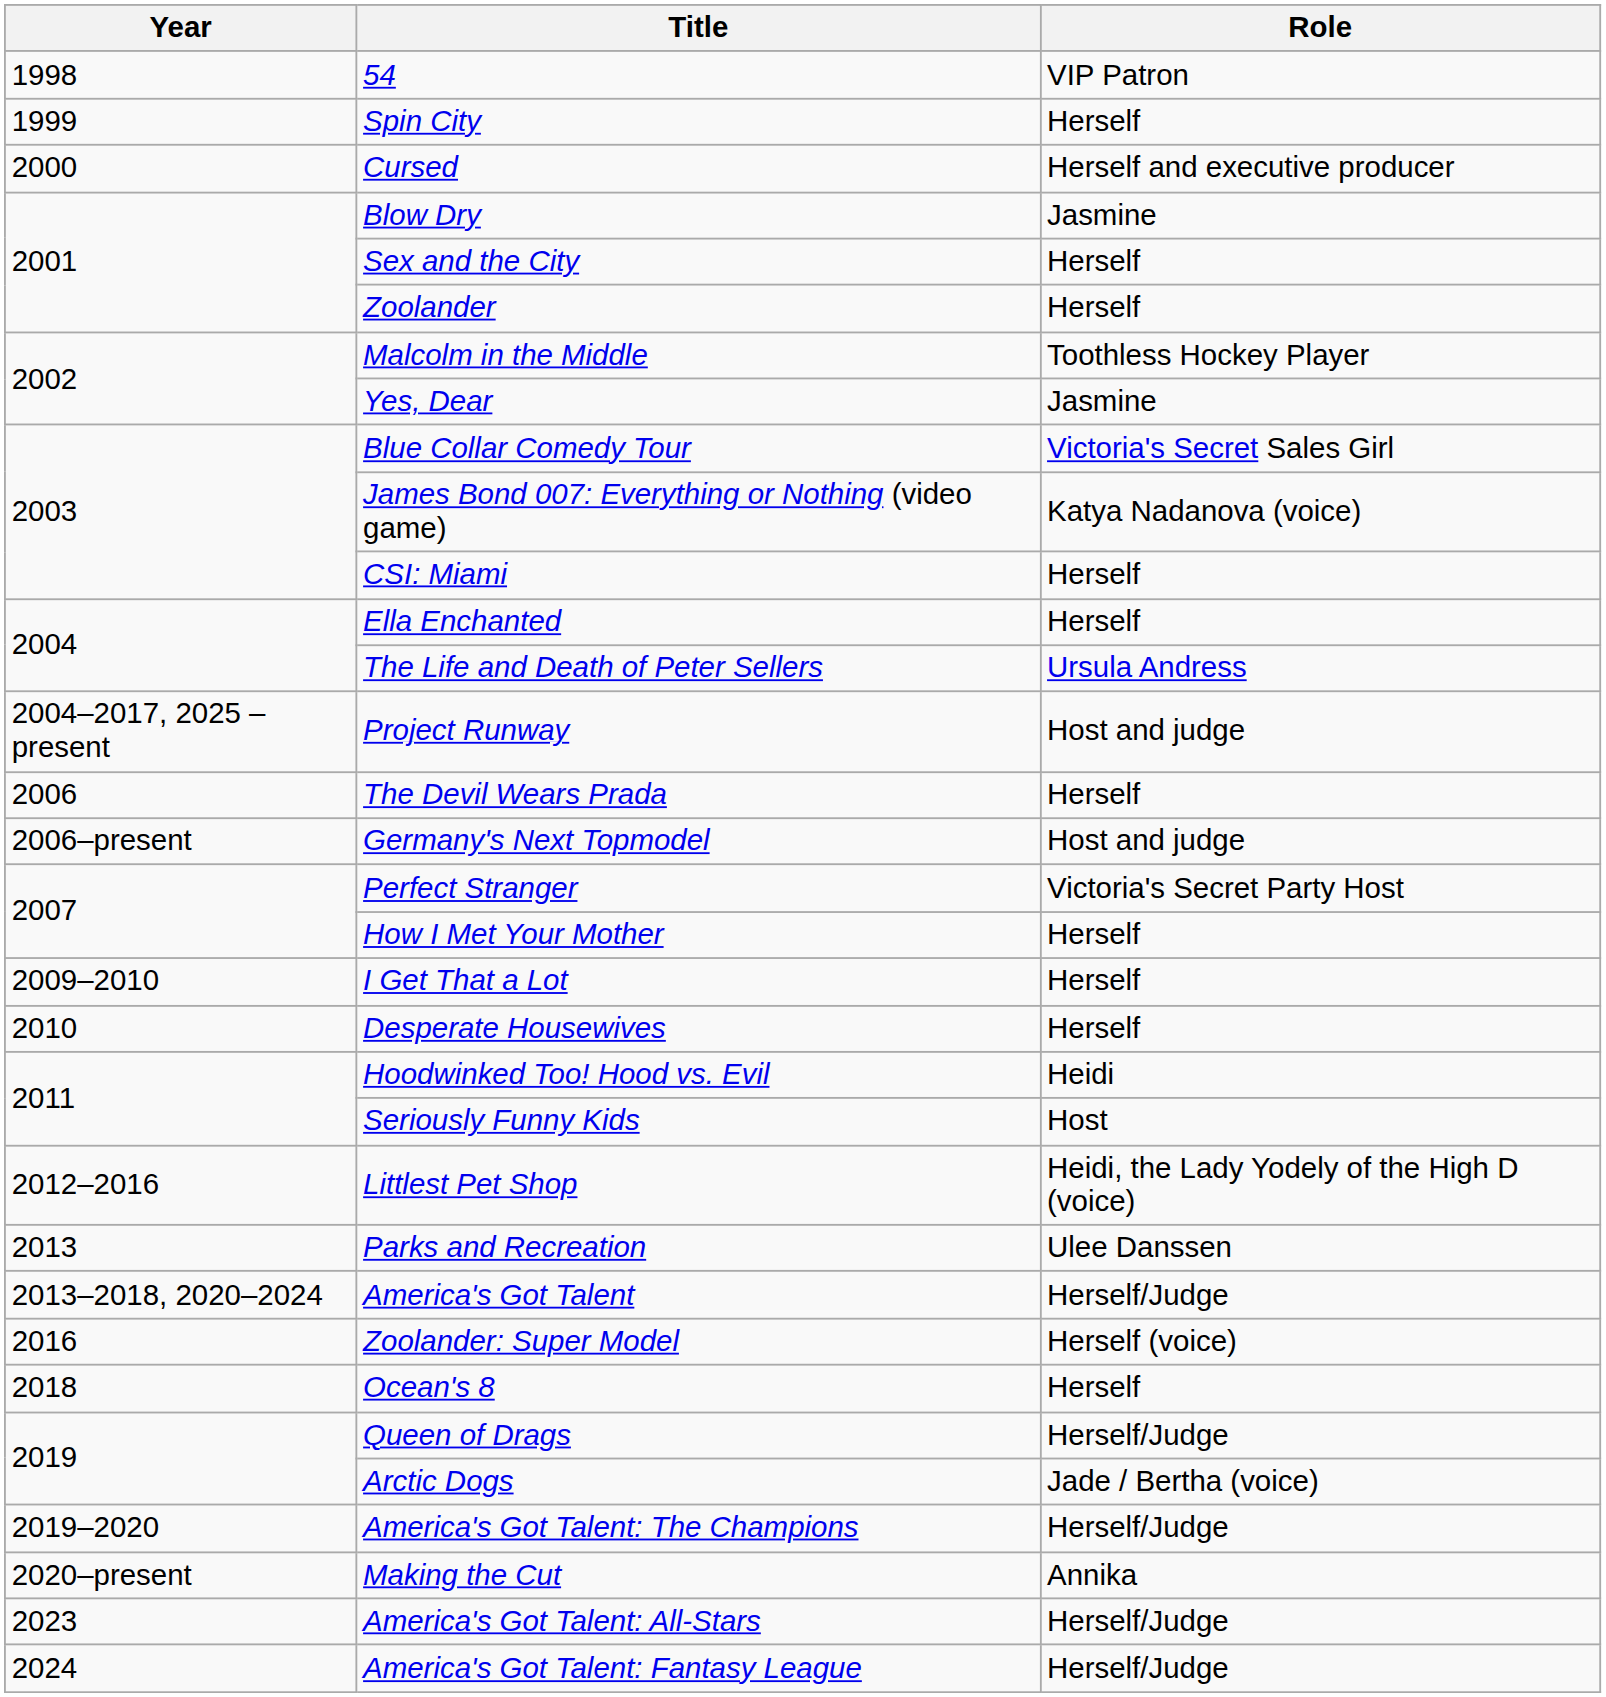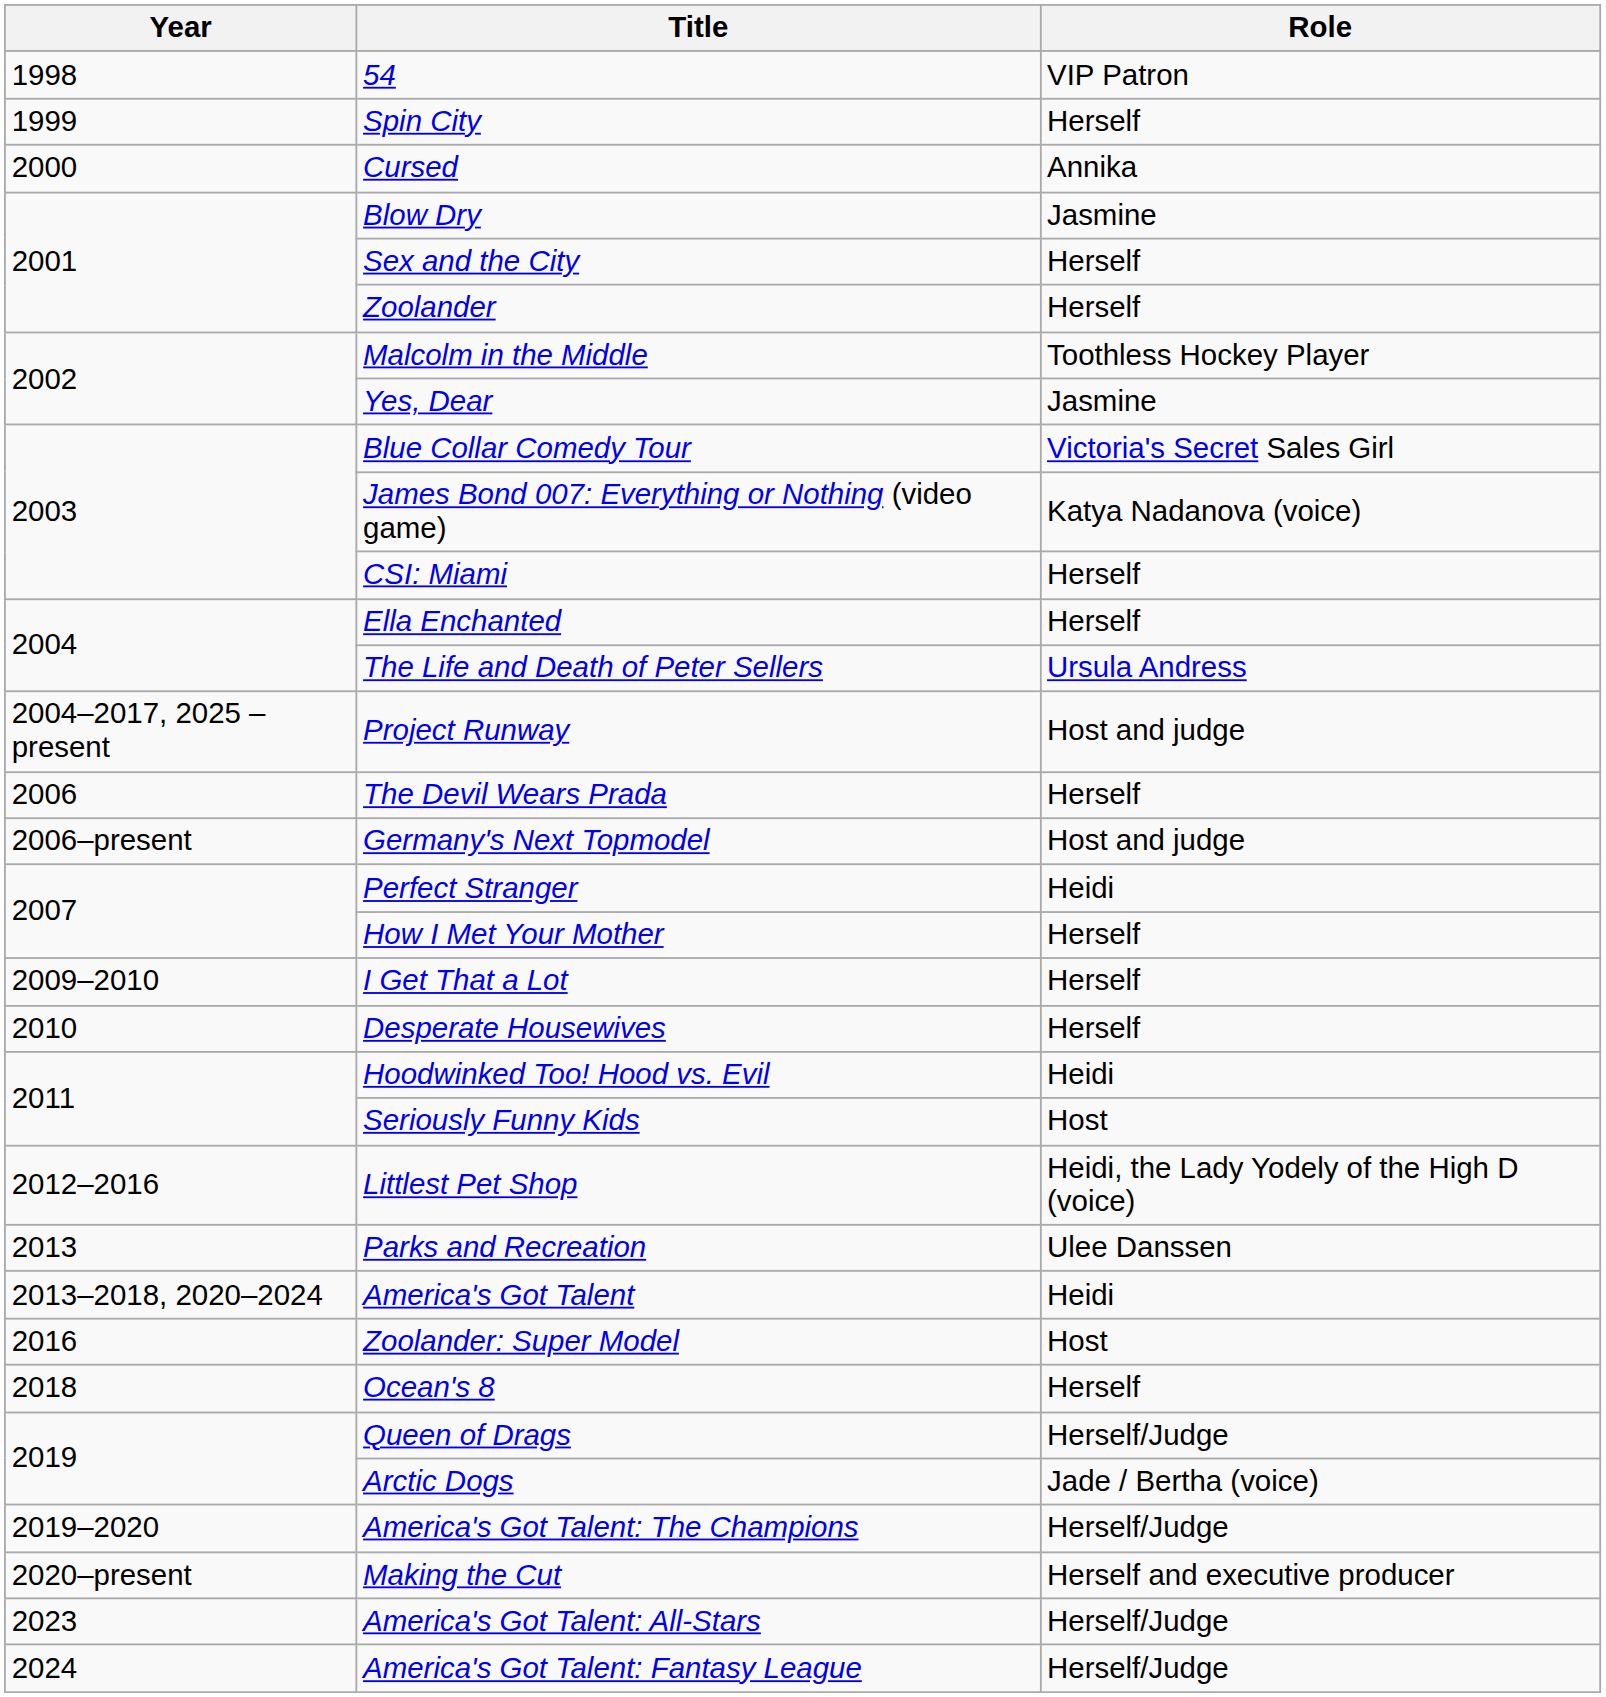(1251, 167) Herself and executive producer -> (1092, 167) Annika
(1225, 887) Victoria's Secret Party Host -> (1081, 887) Heidi
(1138, 1294) Herself/Judge -> (1081, 1294) Heidi
(1142, 1341) Herself (voice) -> (1077, 1341) Host
(1092, 1574) Annika -> (1251, 1574) Herself and executive producer
